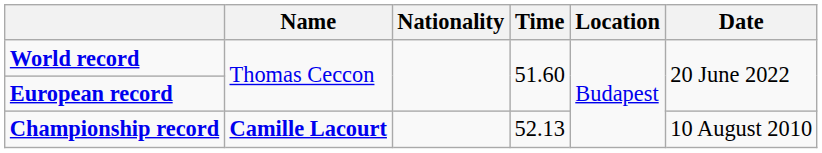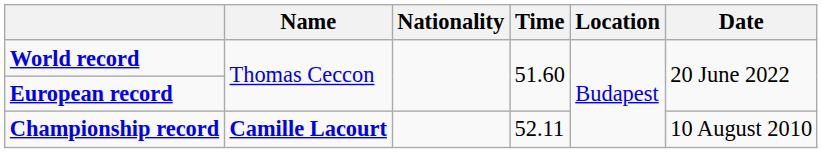(540, 128) 52.13 -> (539, 128) 52.11
